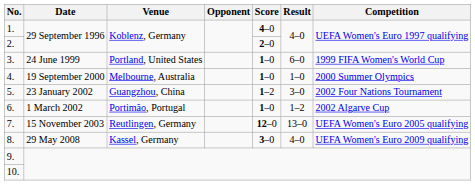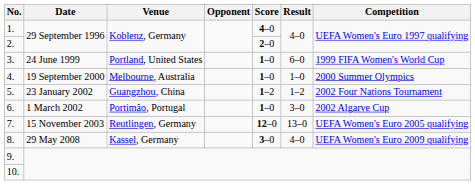(297, 92) 3–0 -> (297, 92) 1–2
(297, 108) 1–2 -> (297, 108) 3–0
